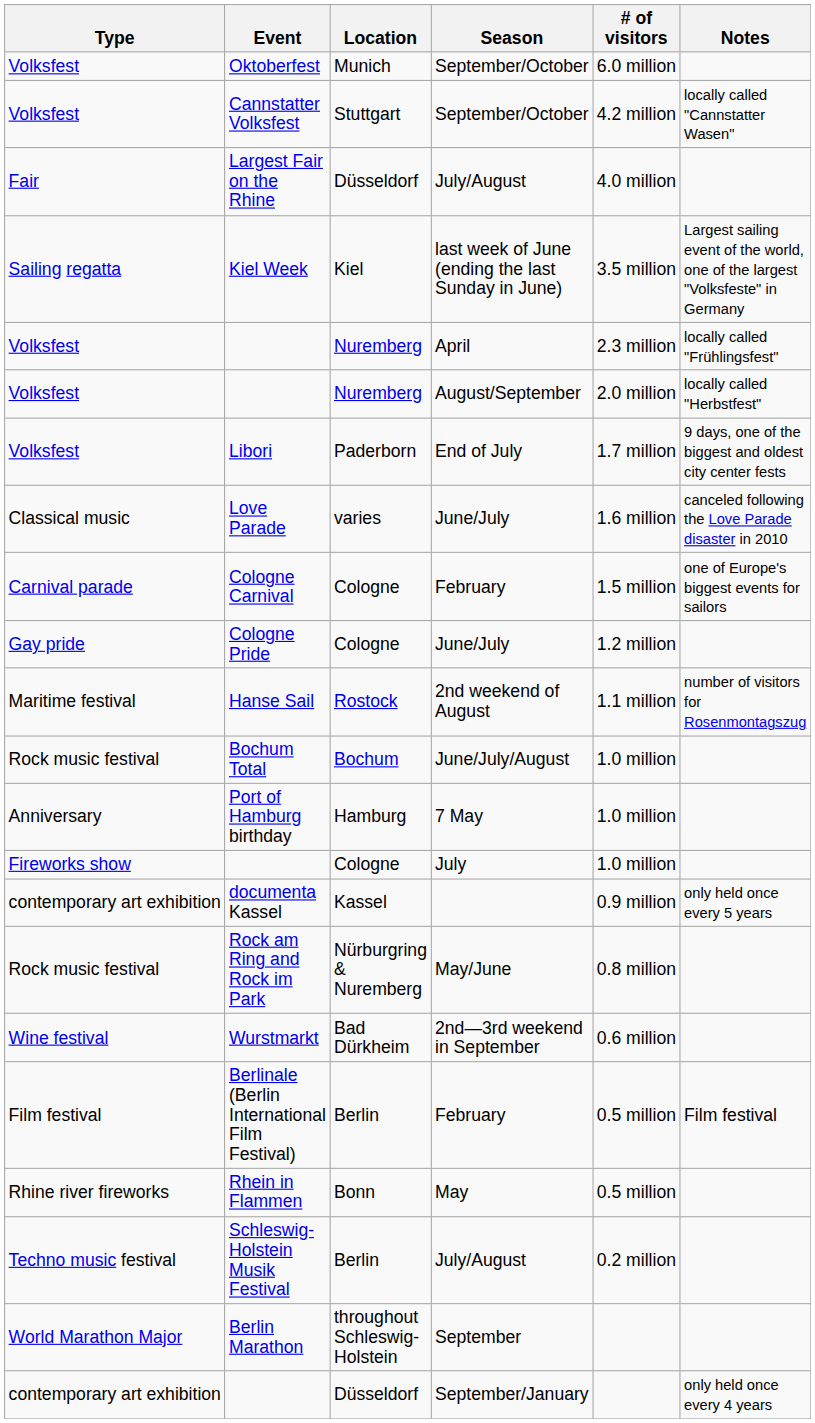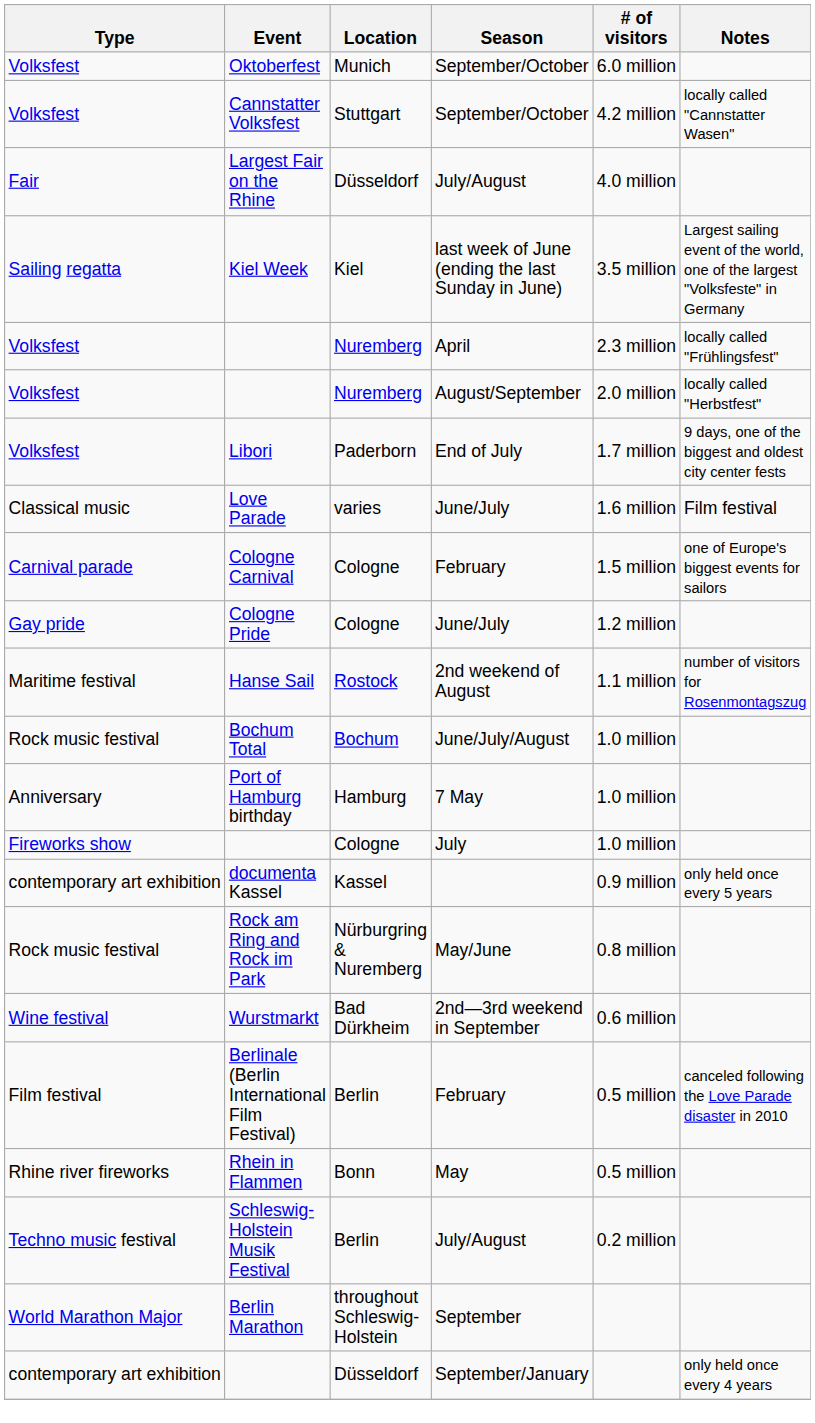(744, 520) canceled following the Love Parade disaster in 2010 -> (731, 509) Film festival
(731, 1114) Film festival -> (744, 1096) canceled following the Love Parade disaster in 2010
